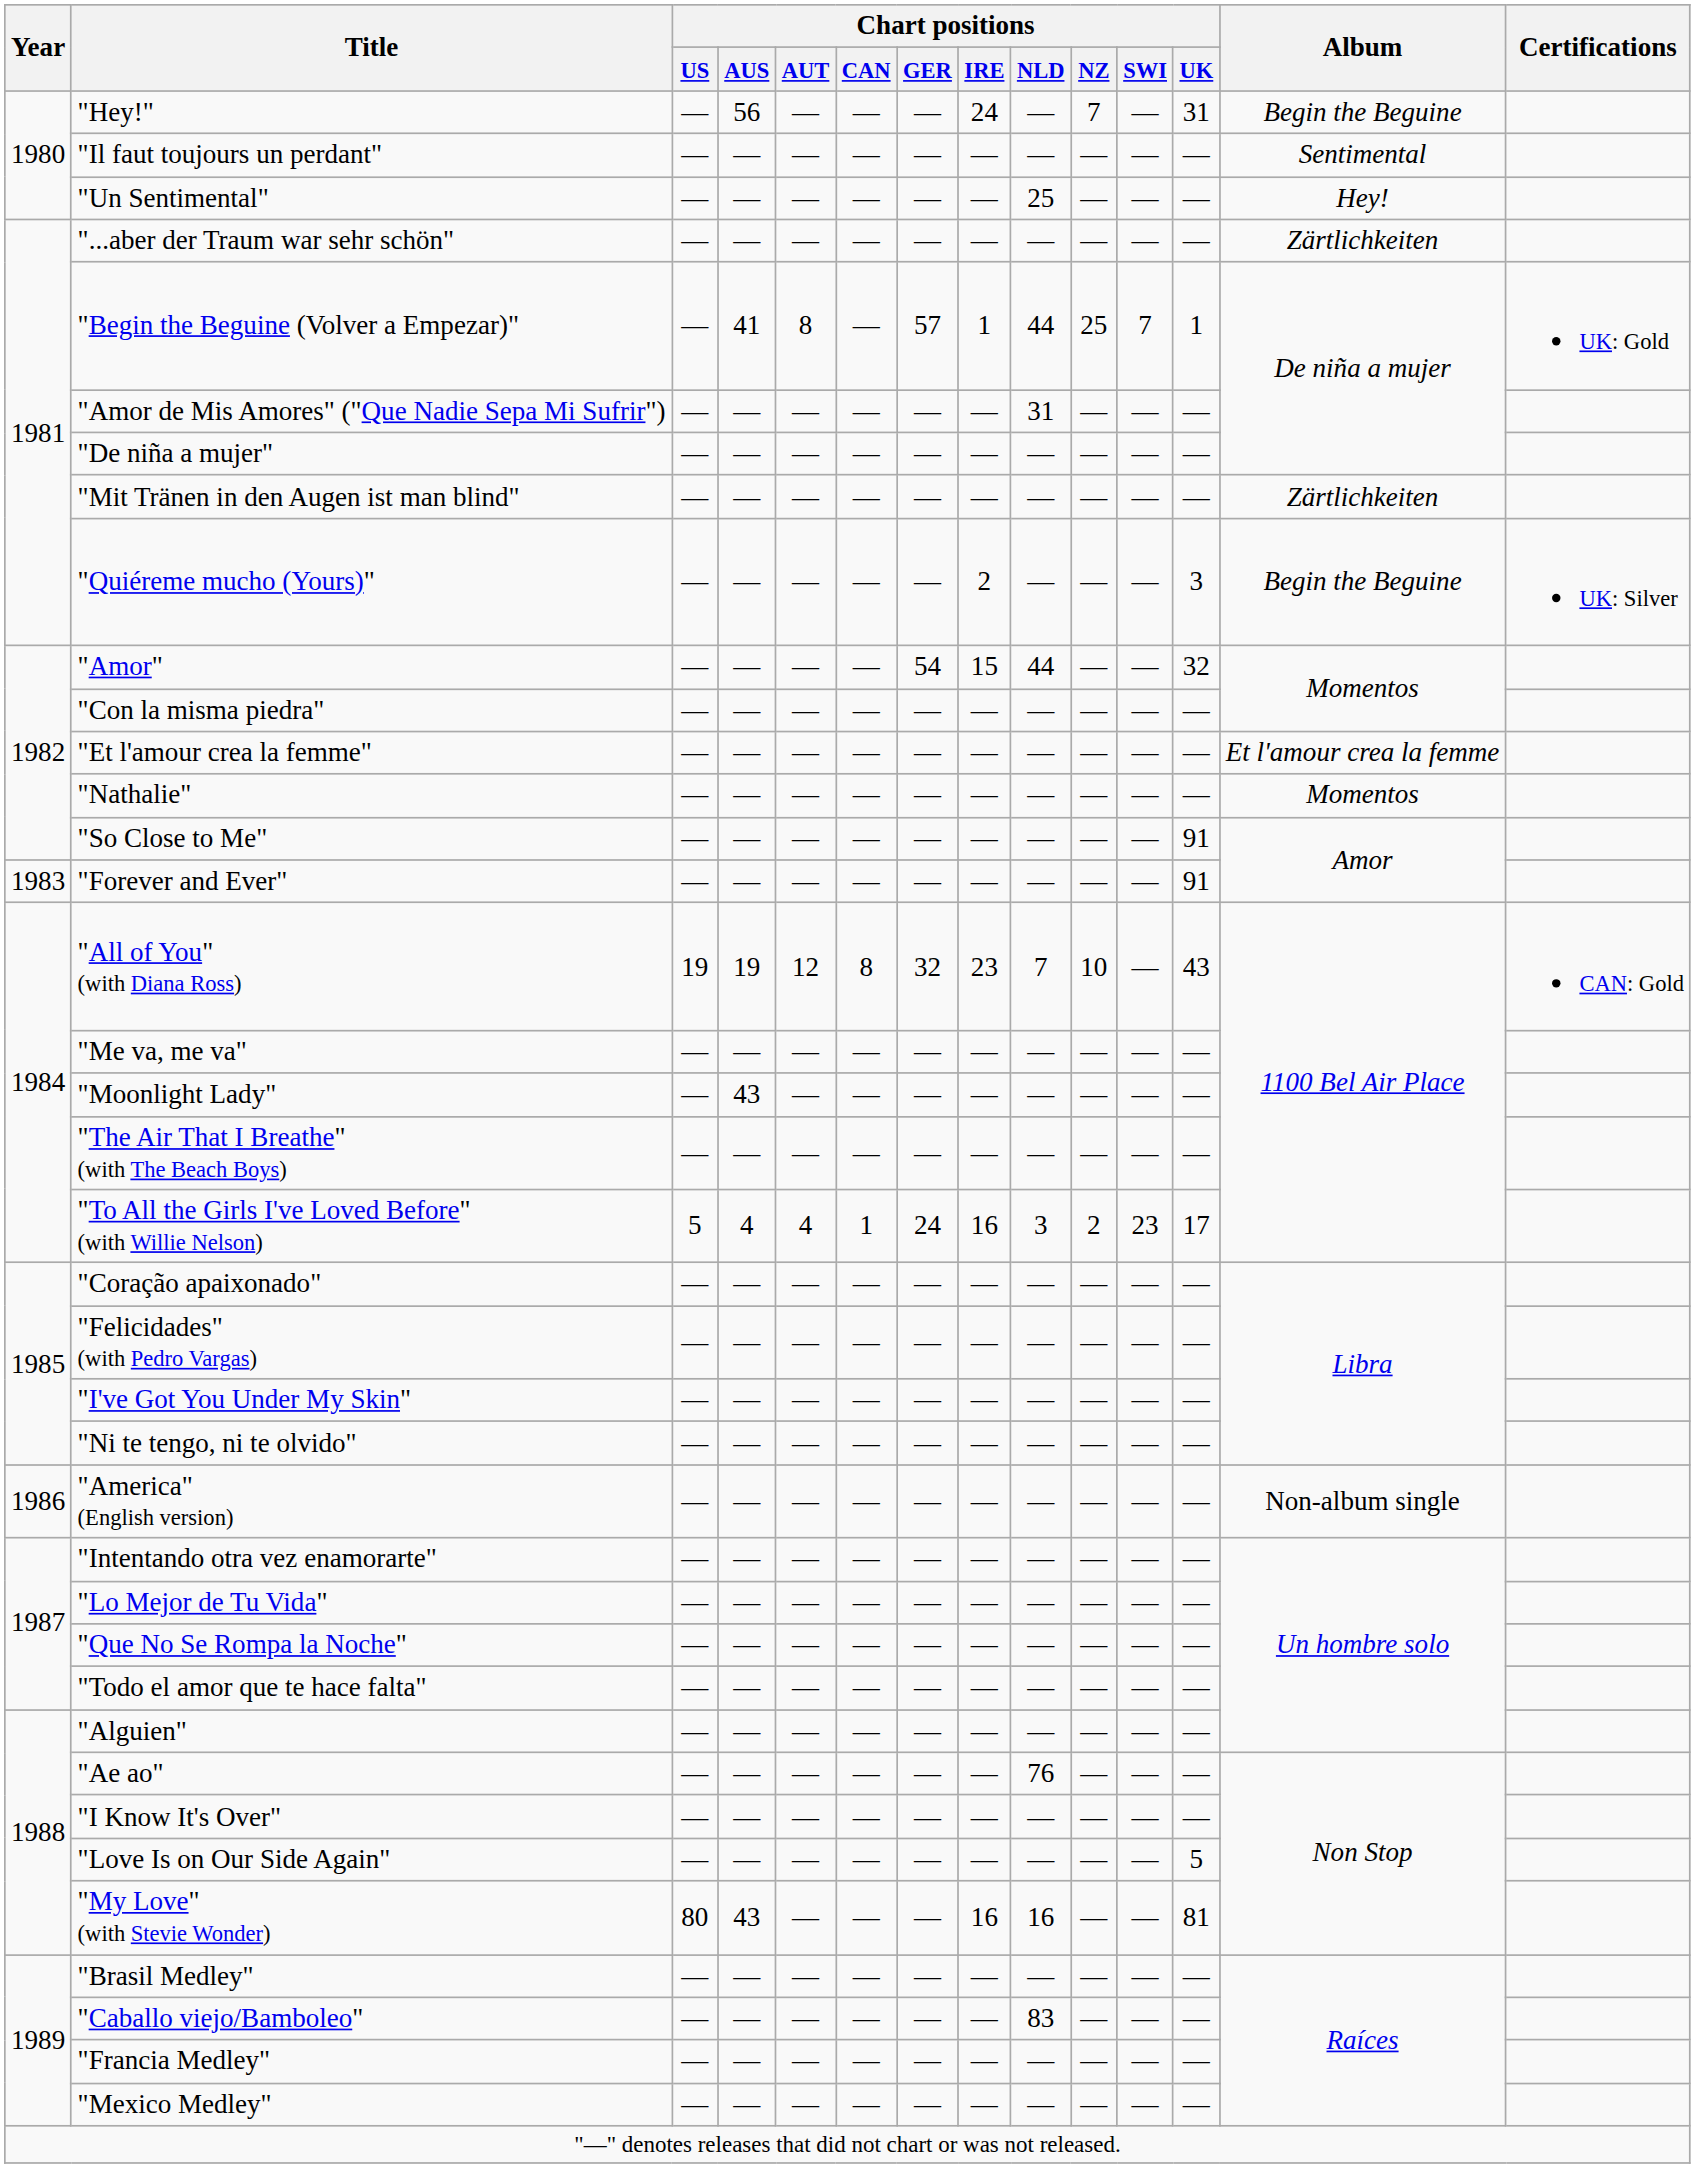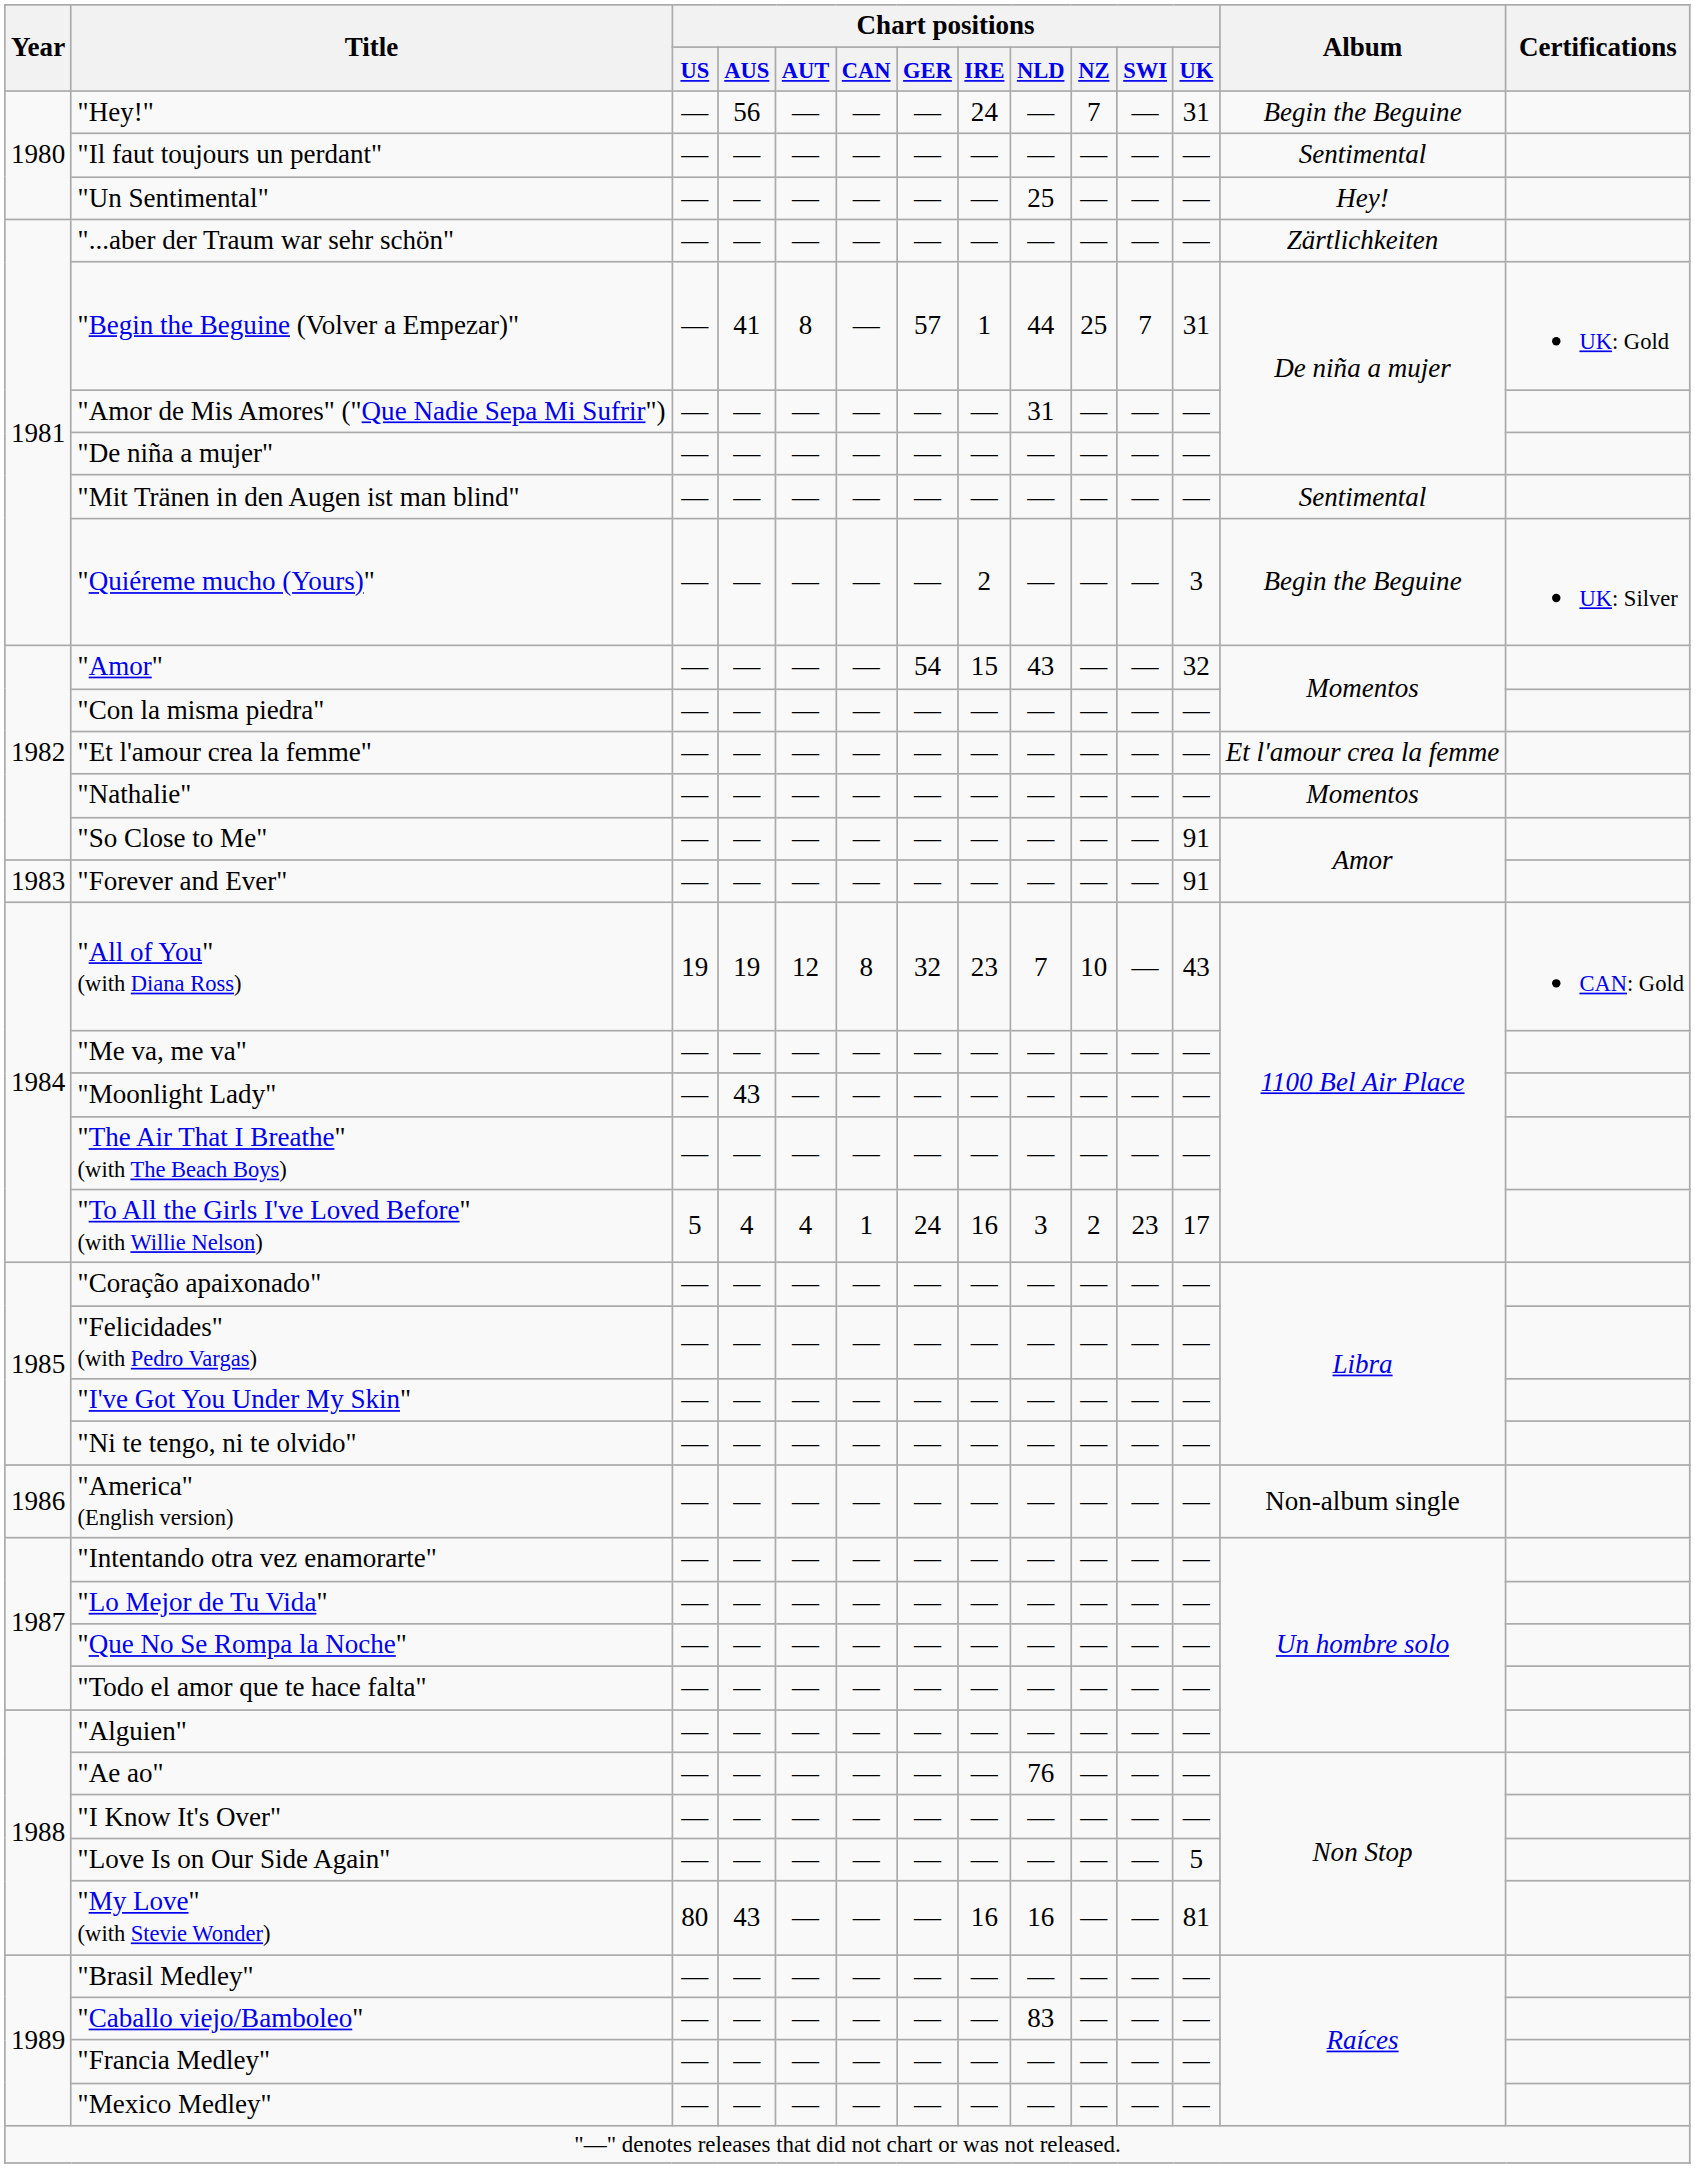(1196, 325) 1 -> (1196, 325) 31
(1363, 496) Zärtlichkeiten -> (1363, 496) Sentimental
(1041, 666) 44 -> (1041, 666) 43
